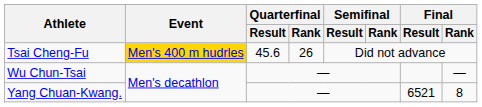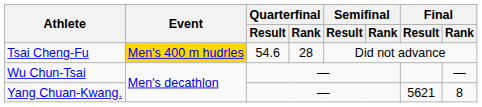(268, 53) 45.6 -> (268, 53) 54.6
(306, 53) 26 -> (306, 53) 28
(421, 93) 6521 -> (421, 93) 5621
